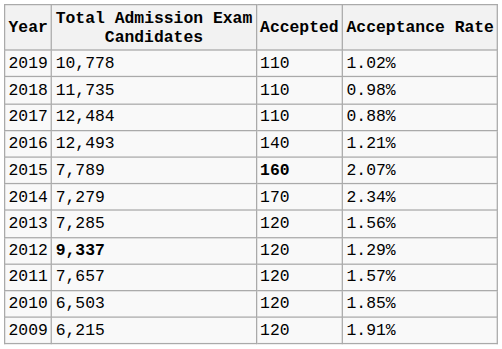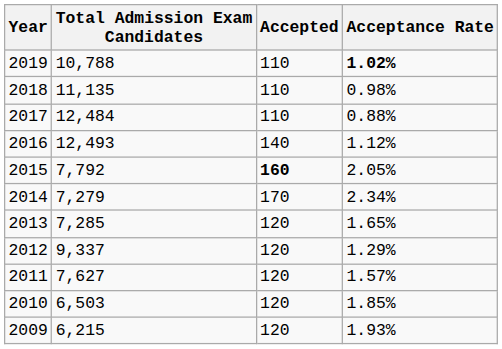(85, 64) 10,778 -> (85, 64) 10,788
(371, 64) normal -> (371, 64) bold
(85, 90) 11,735 -> (85, 90) 11,135
(371, 144) 1.21% -> (371, 144) 1.12%
(80, 170) 7,789 -> (80, 170) 7,792
(371, 170) 2.07% -> (371, 170) 2.05%
(371, 224) 1.56% -> (371, 224) 1.65%
(80, 250) bold -> (80, 250) normal
(80, 277) 7,657 -> (80, 277) 7,627
(371, 331) 1.91% -> (371, 331) 1.93%
